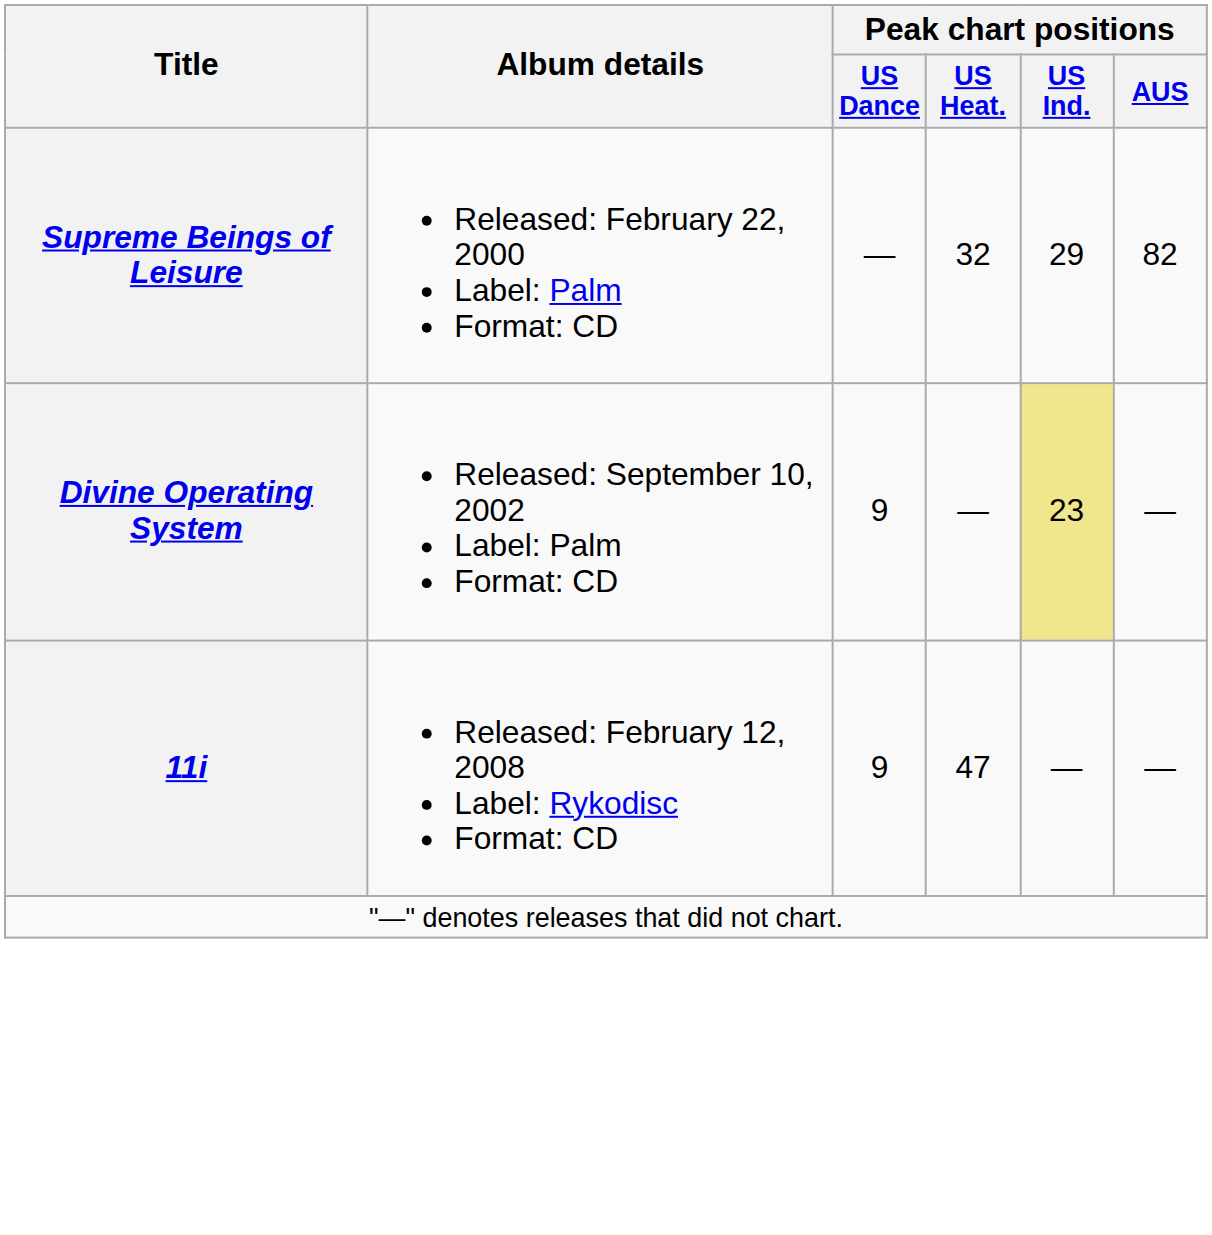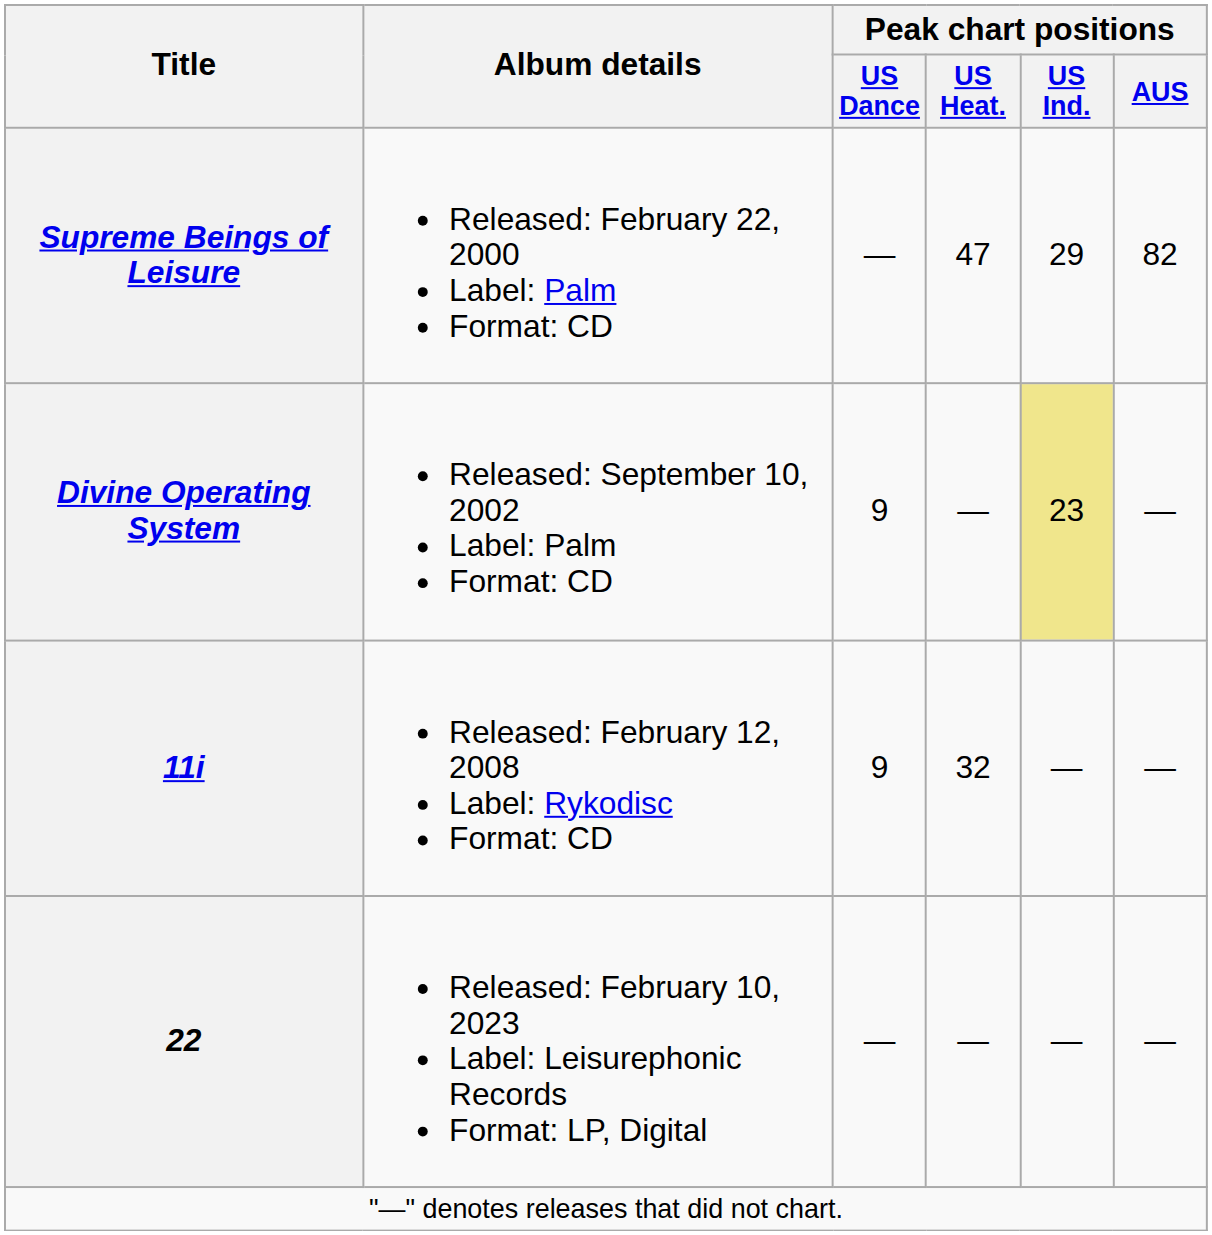(973, 254) 32 -> (973, 254) 47
(973, 767) 47 -> (973, 767) 32
+ row: (184, 1041)
